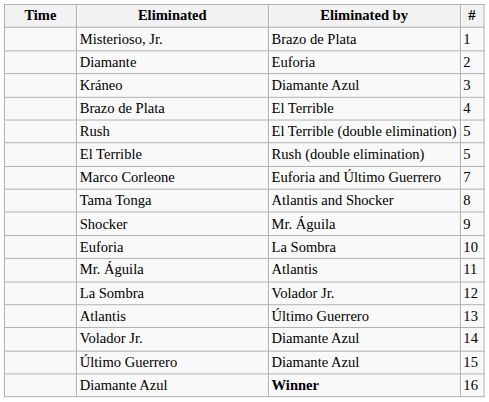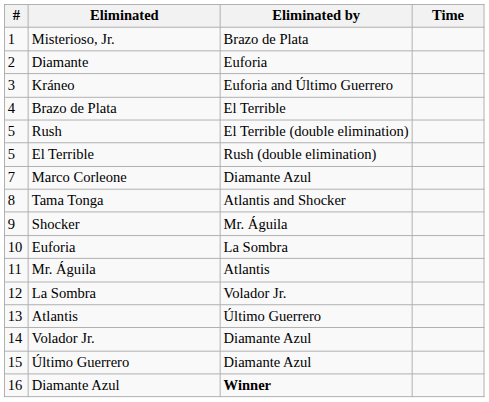columns swapped: (472, 16) <-> (40, 16)
(315, 85) Diamante Azul -> (308, 85) Euforia and Último Guerrero
(356, 177) Euforia and Último Guerrero -> (267, 177) Diamante Azul
